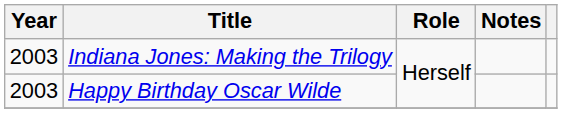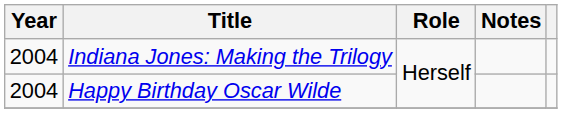(34, 56) 2003 -> (34, 56) 2004
(34, 90) 2003 -> (34, 90) 2004
